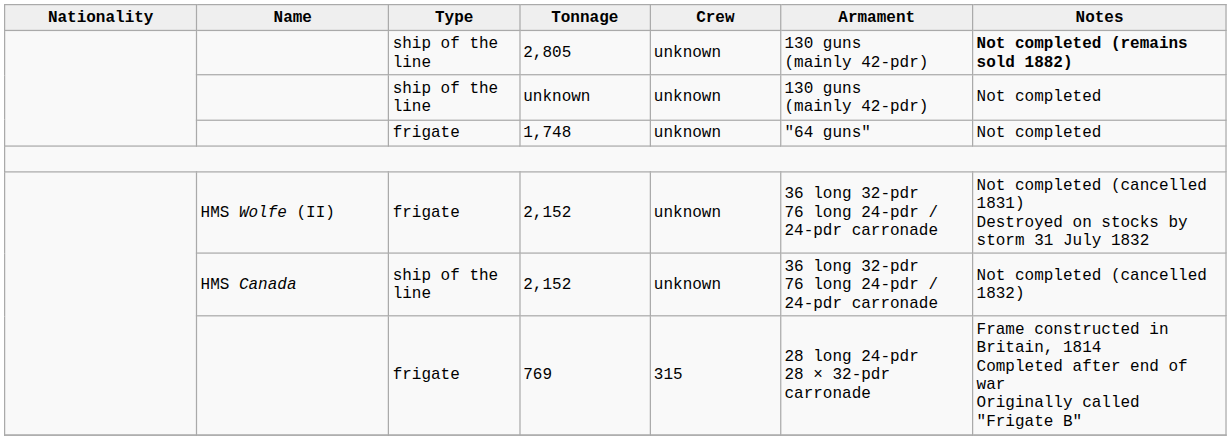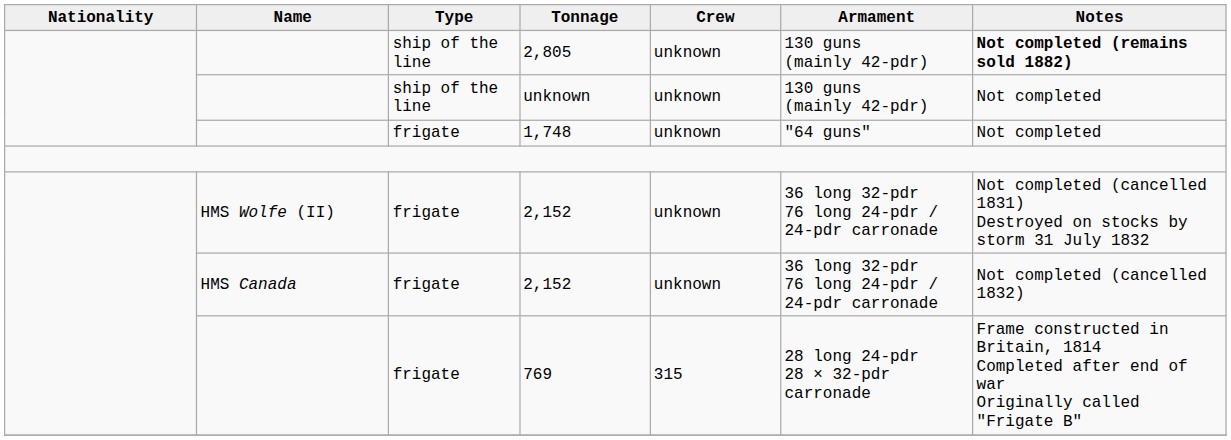(445, 285) ship of the line -> (426, 285) frigate
